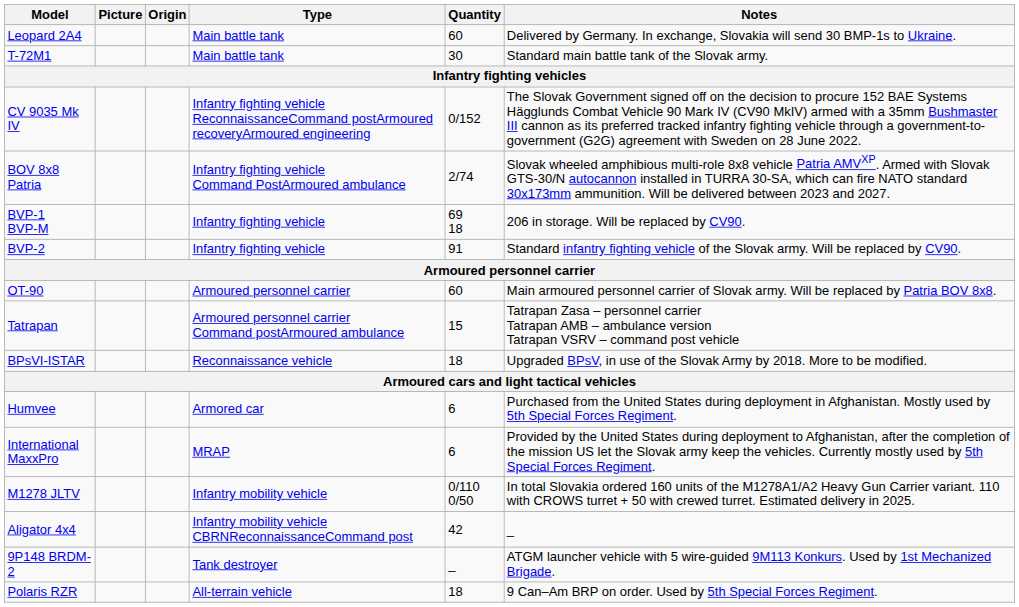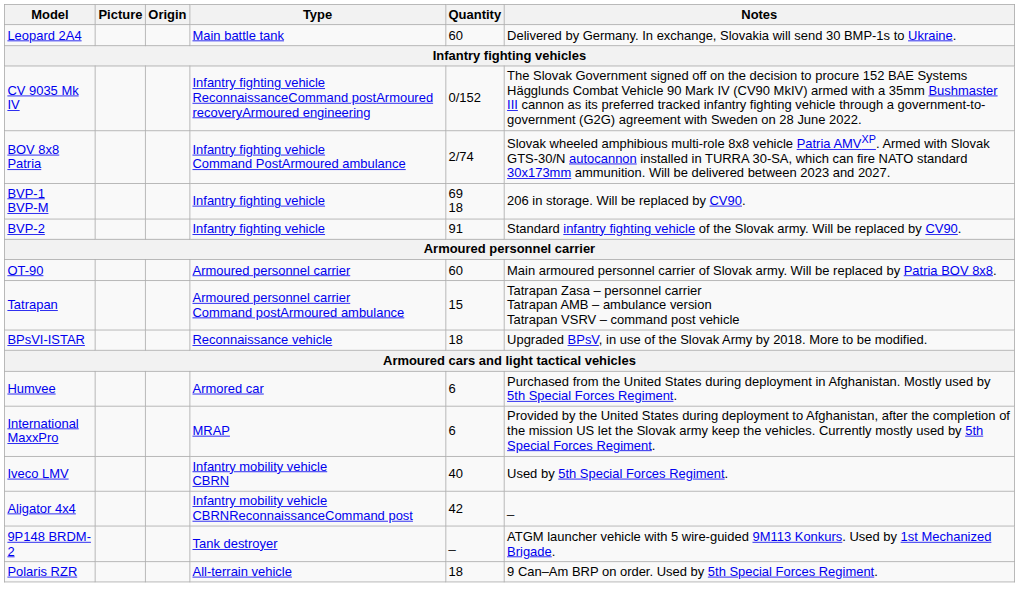- row: (29, 55)
- row: (44, 494)
+ row: (38, 473)
